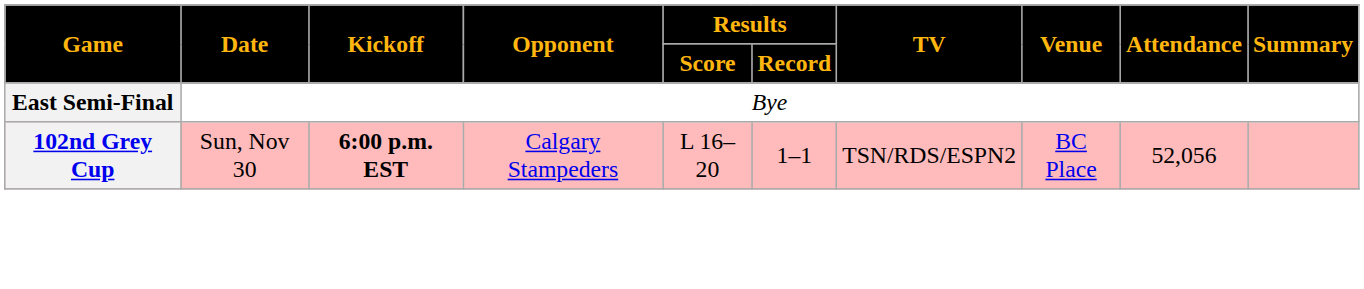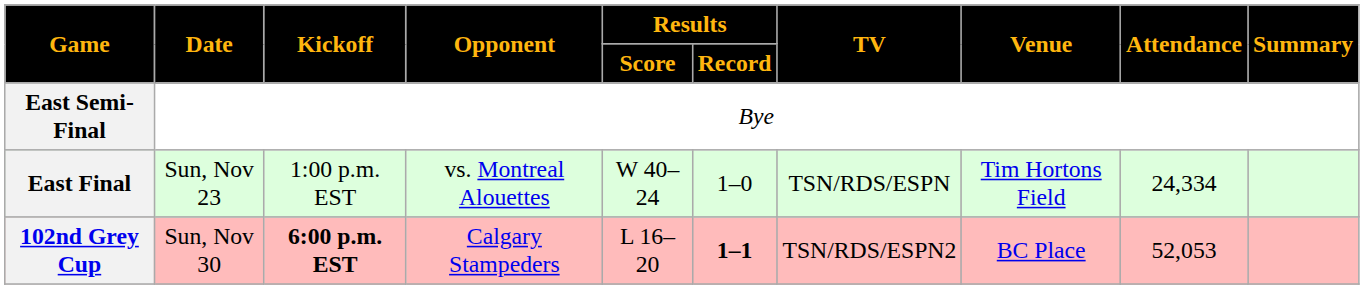+ row: (79, 183)
(794, 155) normal -> (735, 250) bold
(1184, 155) 52,056 -> (1184, 250) 52,053
